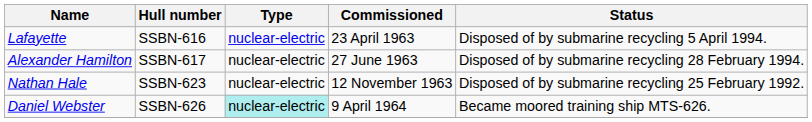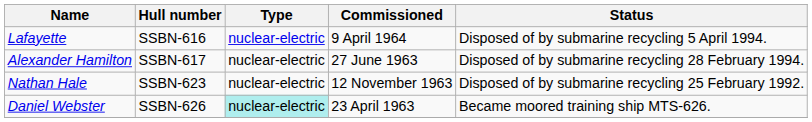(373, 38) 23 April 1963 -> (369, 38) 9 April 1964
(369, 106) 9 April 1964 -> (373, 106) 23 April 1963
